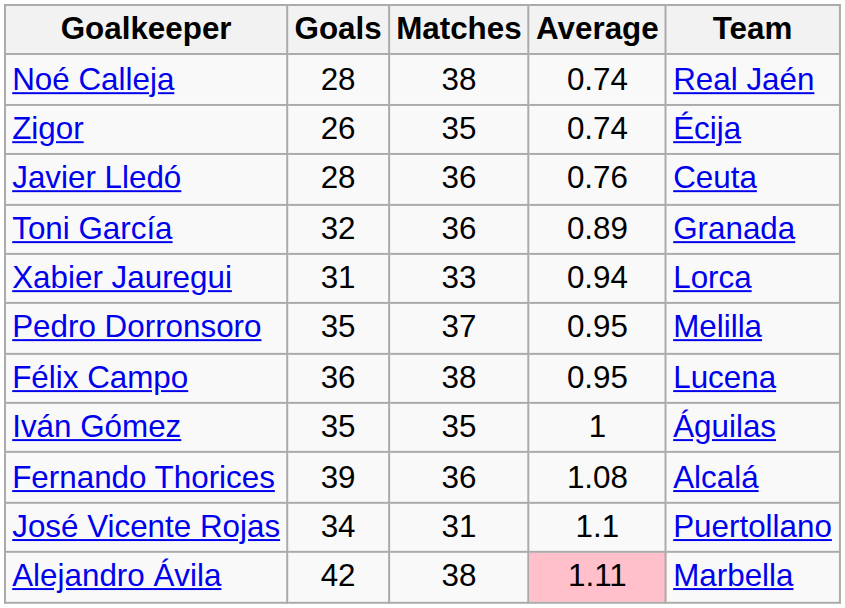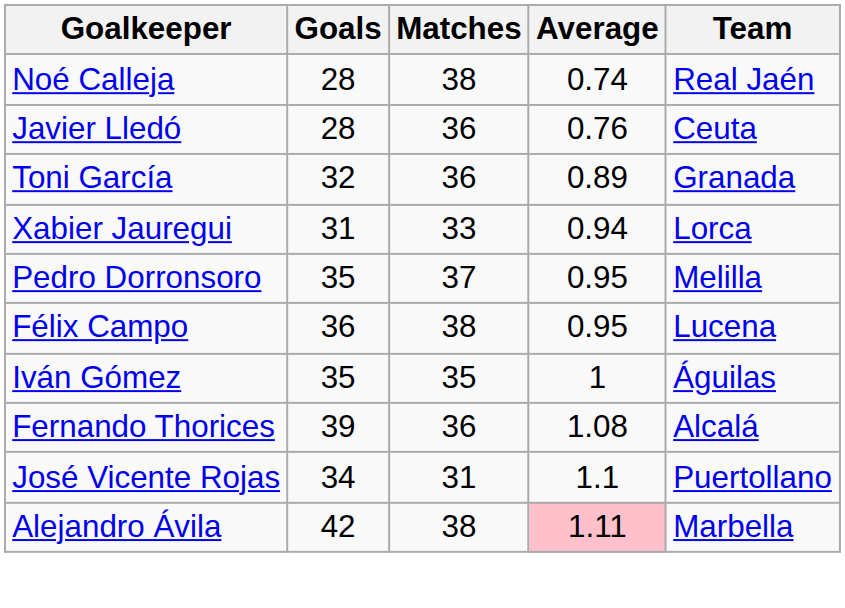- row: (48, 128)
